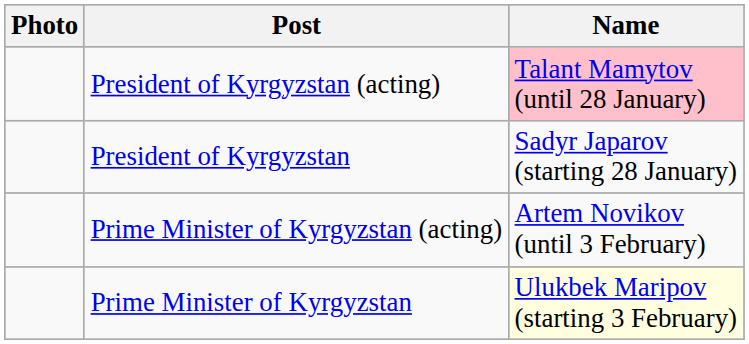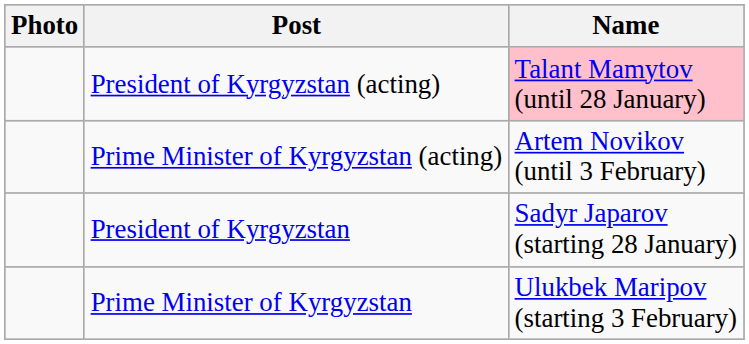rows swapped: (220, 156) <-> (296, 229)
(626, 302) lightyellow background -> (626, 302) no background
